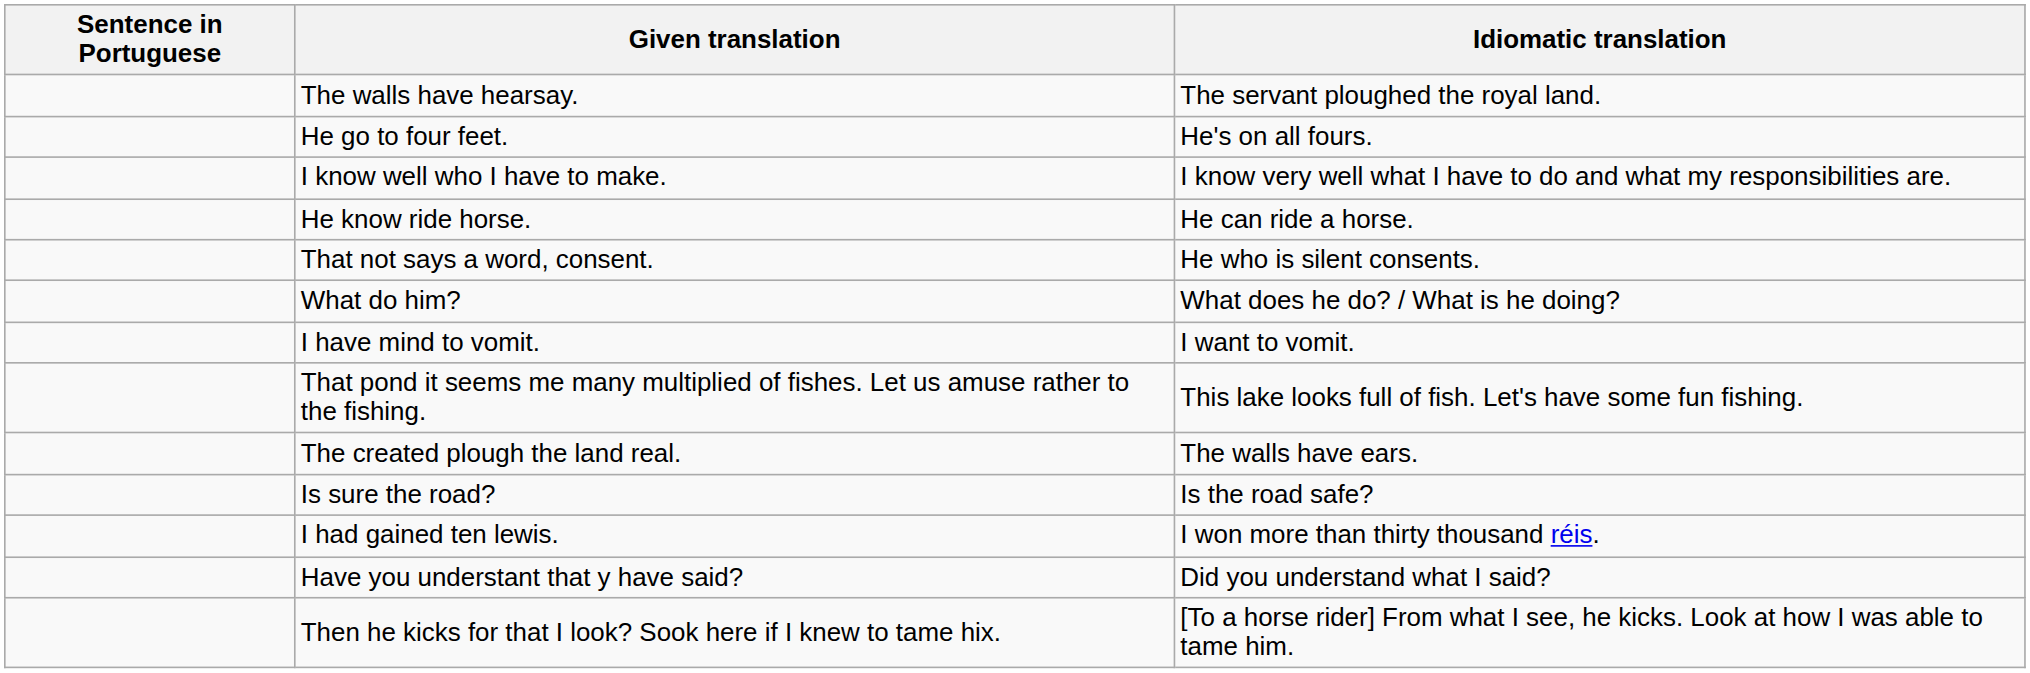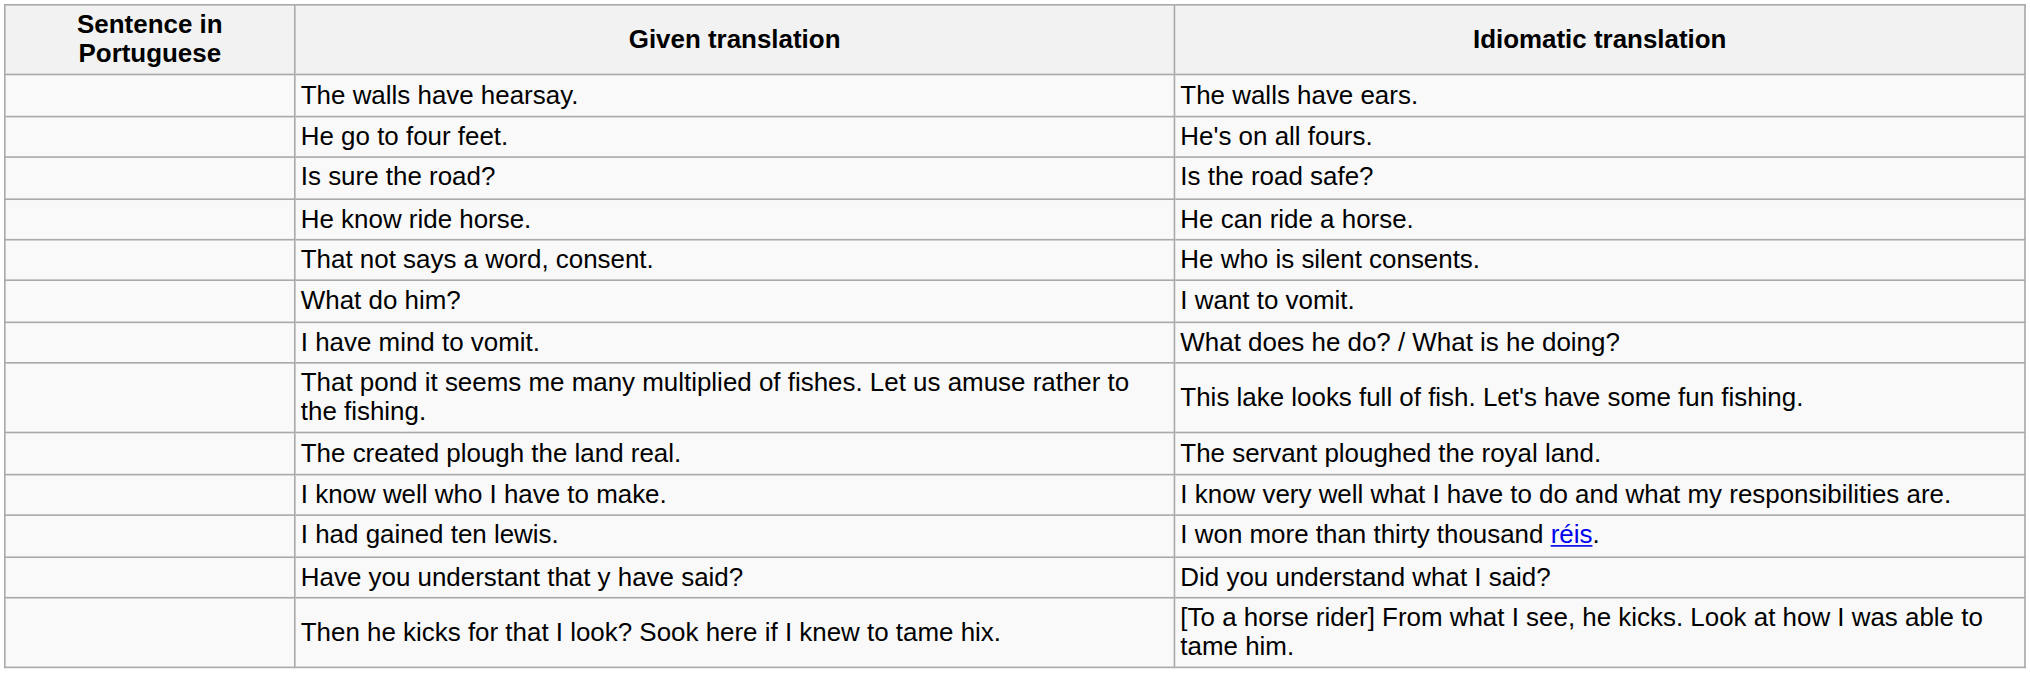(1391, 95) The servant ploughed the royal land. -> (1299, 95) The walls have ears.
rows swapped: (398, 494) <-> (484, 177)
(1400, 300) What does he do? / What is he doing? -> (1268, 300) I want to vomit.
(1268, 341) I want to vomit. -> (1400, 341) What does he do? / What is he doing?
(1299, 453) The walls have ears. -> (1391, 453) The servant ploughed the royal land.
